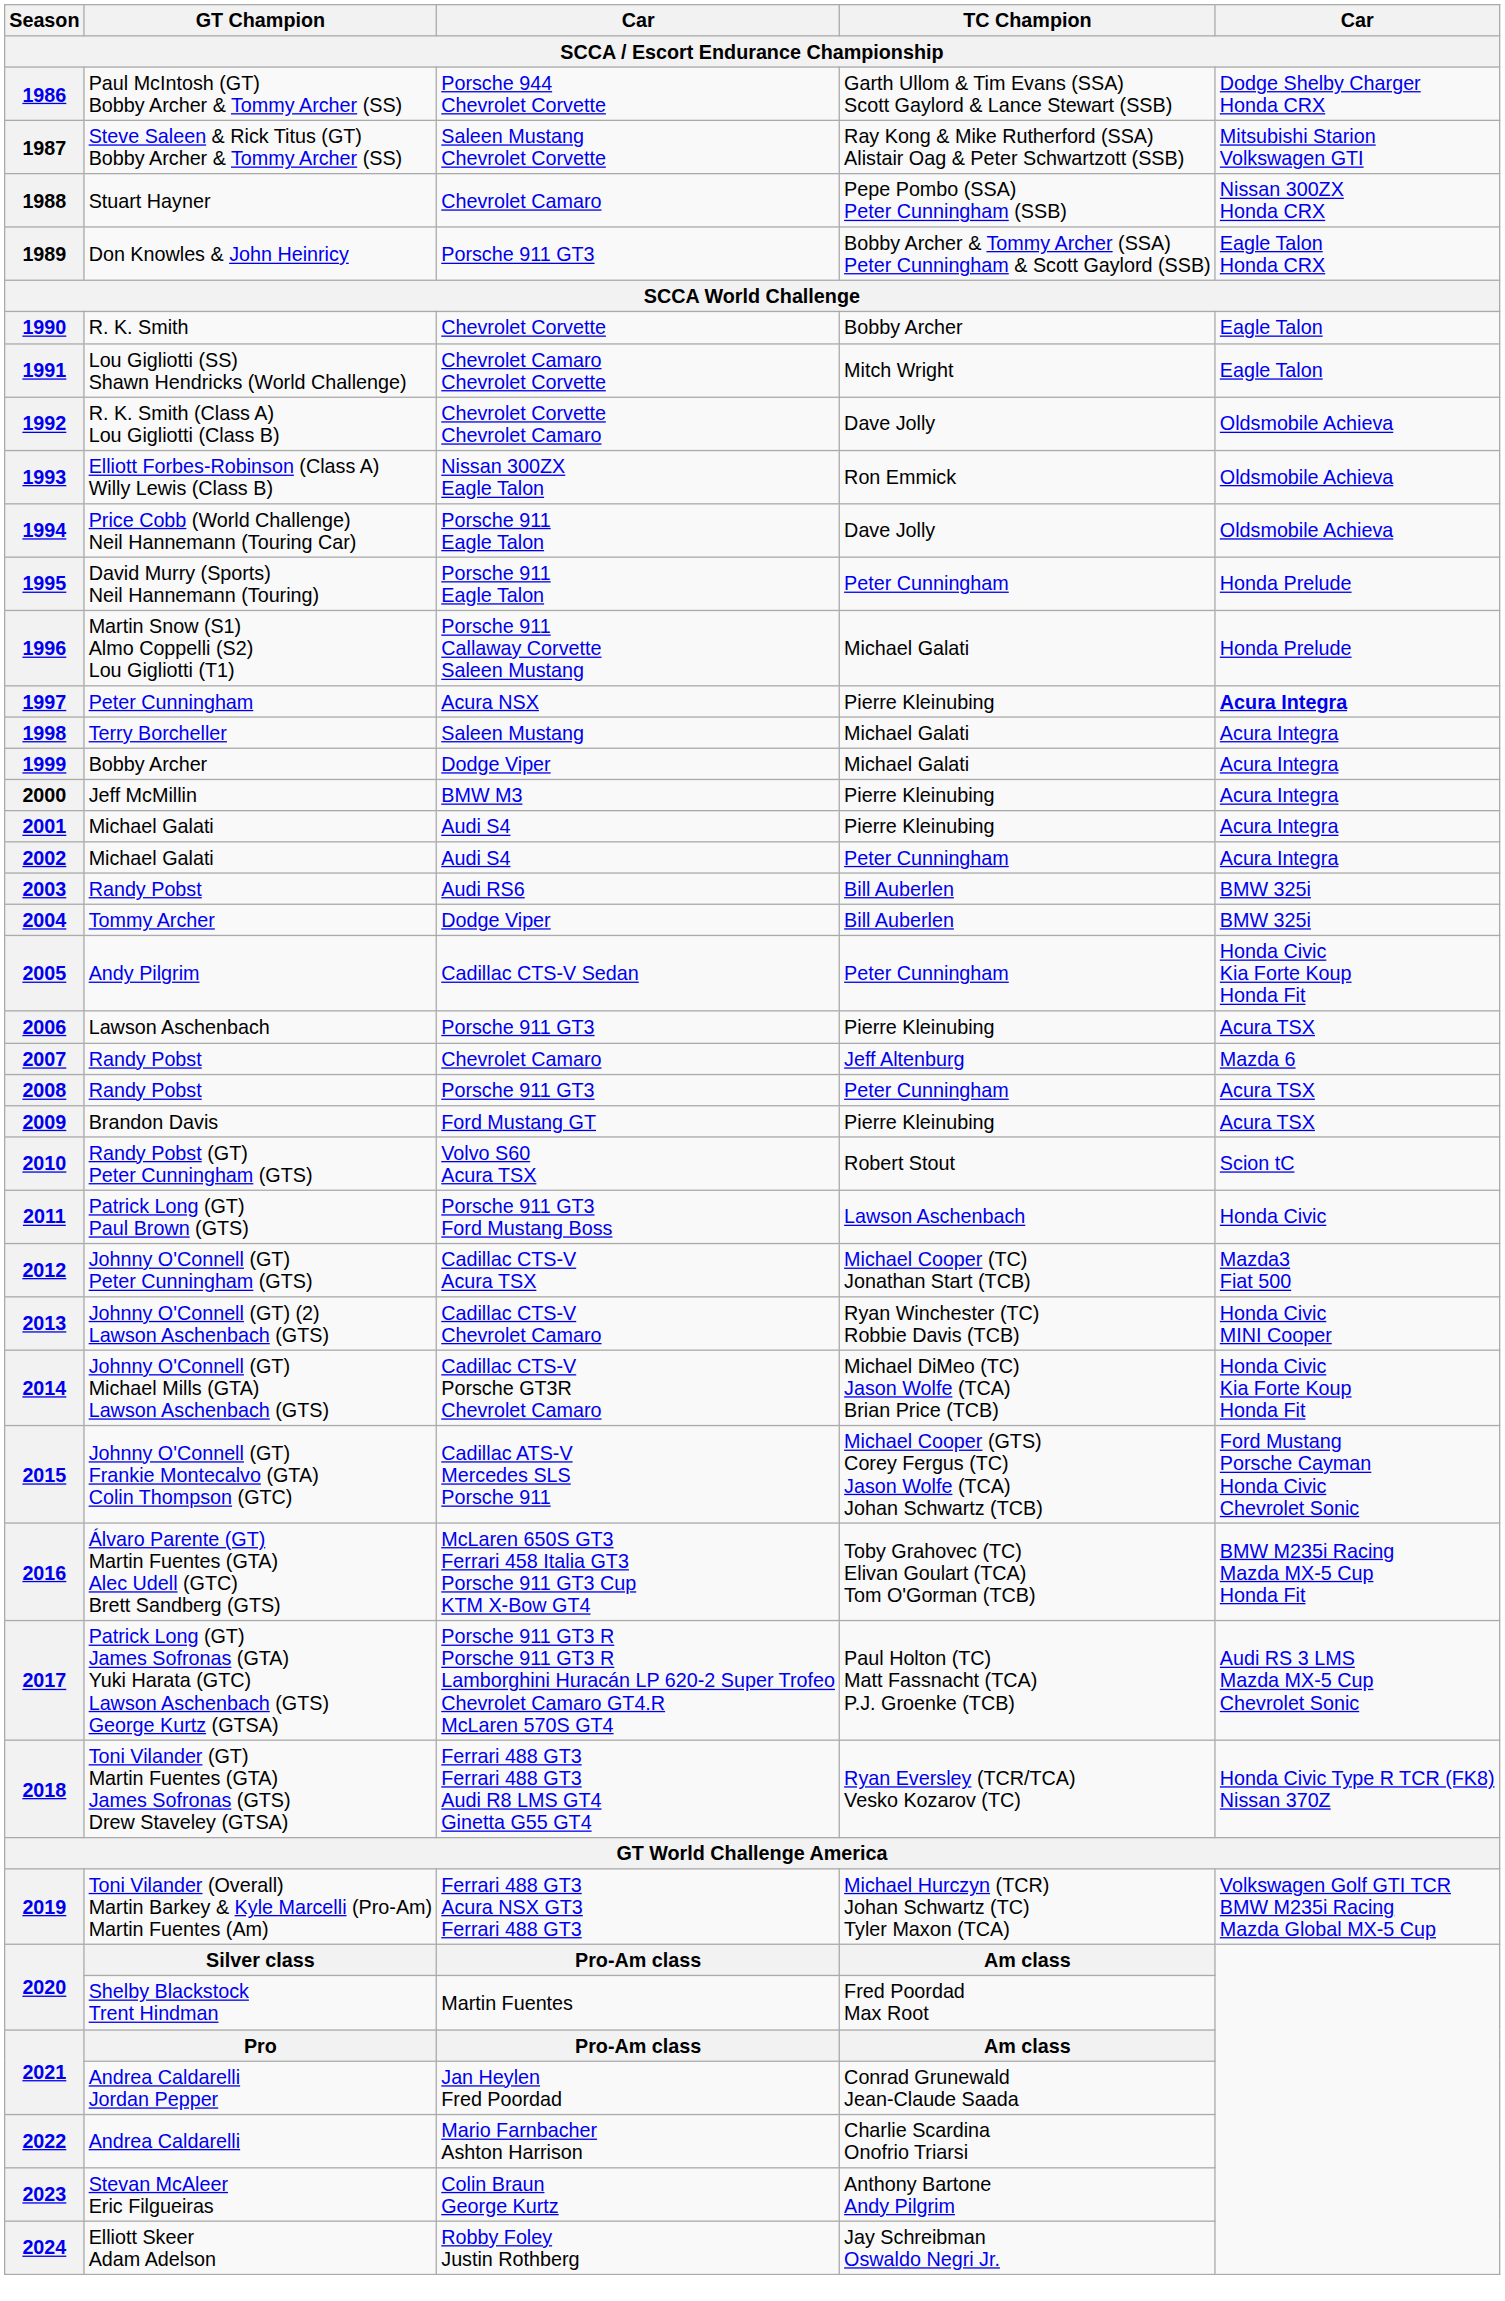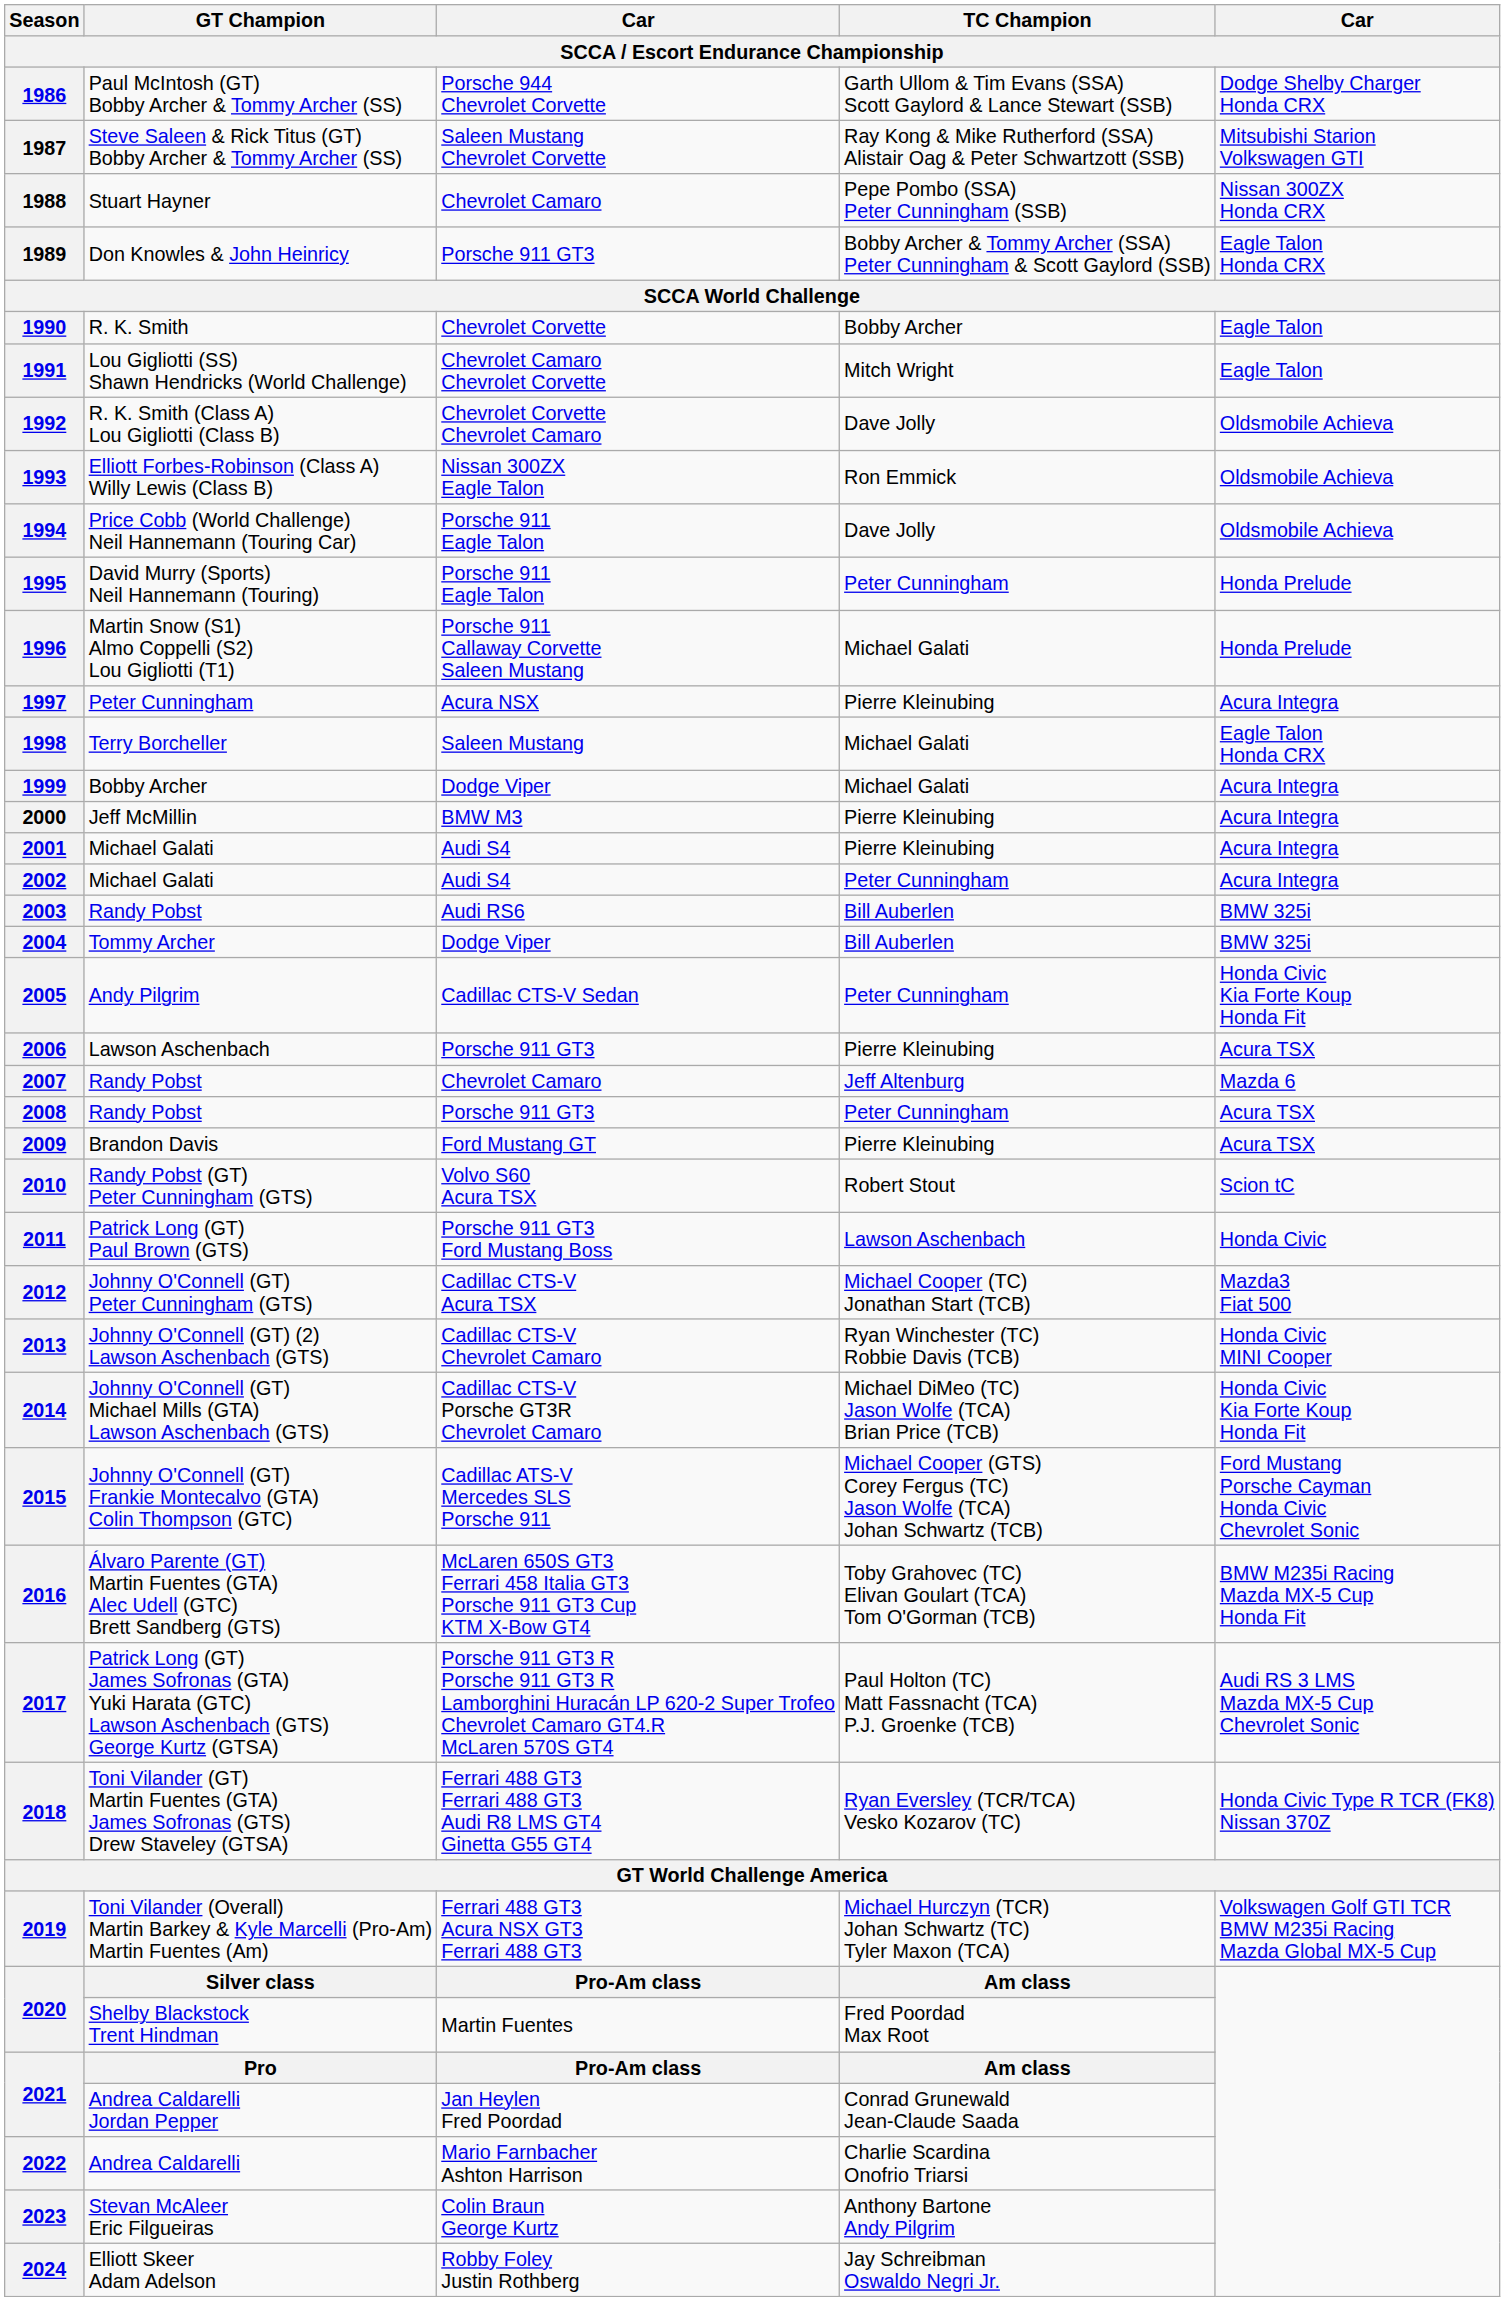(1283, 702) bold -> (1279, 702) normal
(1279, 733) Acura Integra -> (1273, 744) Eagle Talon Honda CRX
